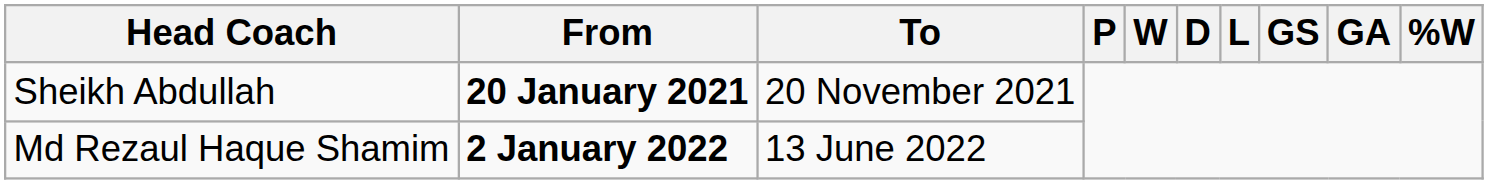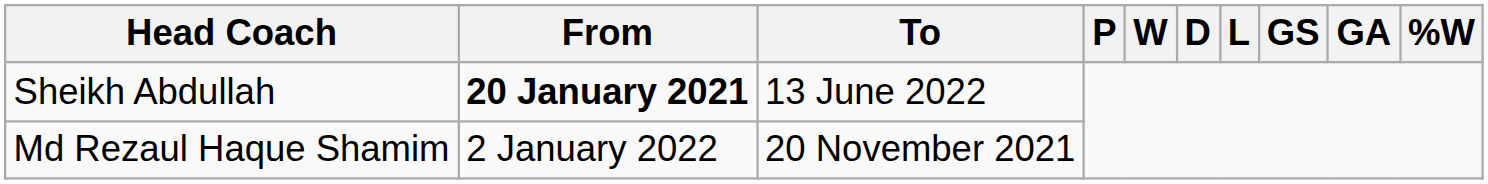(920, 91) 20 November 2021 -> (876, 91) 13 June 2022
(597, 149) bold -> (592, 149) normal
(876, 149) 13 June 2022 -> (920, 149) 20 November 2021
